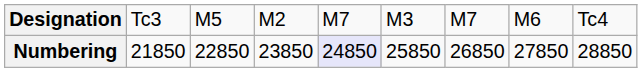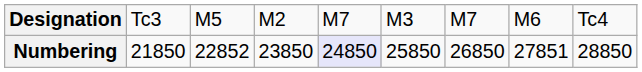(222, 51) 22850 -> (222, 51) 22852
(541, 51) 27850 -> (541, 51) 27851
